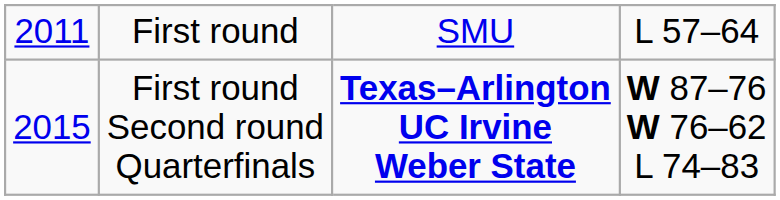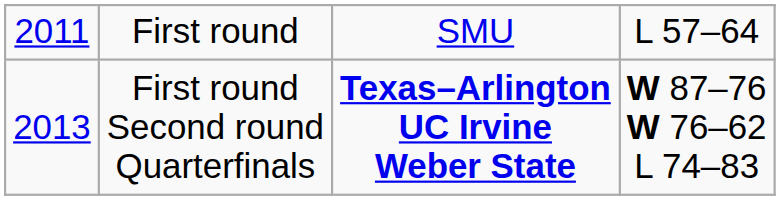(52, 126) 2015 -> (52, 126) 2013
